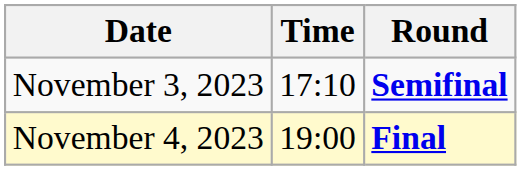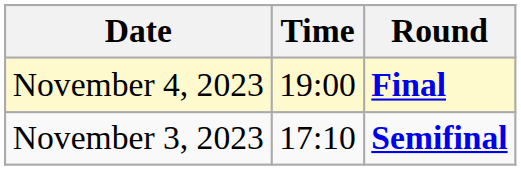rows swapped: (138, 84) <-> (138, 137)
